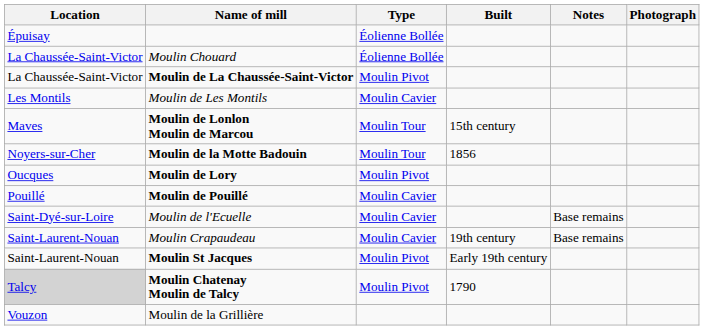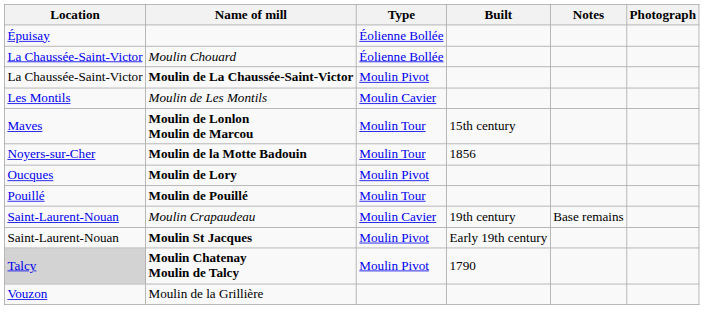(398, 196) Moulin Cavier -> (392, 196) Moulin Tour
- row: (200, 216)
